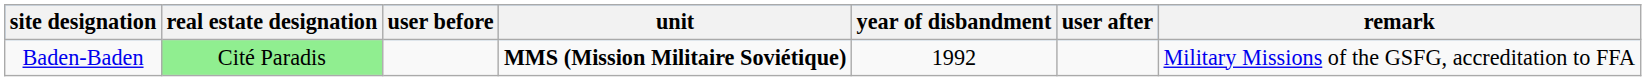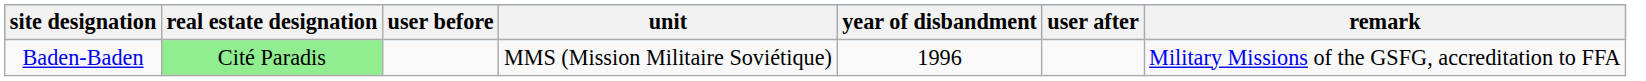(675, 57) bold -> (668, 57) normal
(954, 57) 1992 -> (940, 57) 1996
